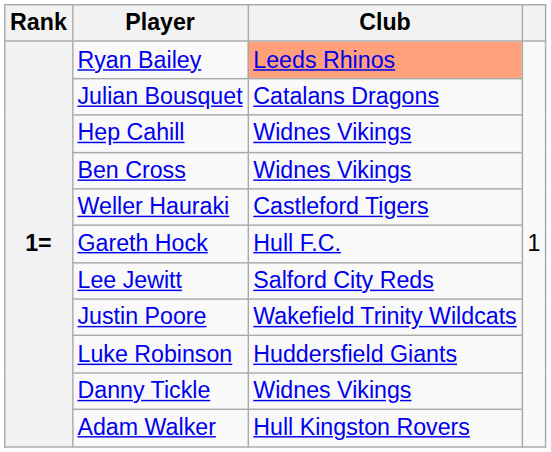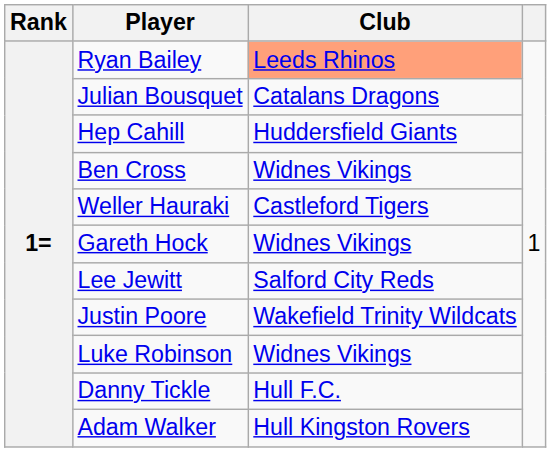(332, 133) Widnes Vikings -> (355, 133) Huddersfield Giants
(297, 243) Hull F.C. -> (332, 243) Widnes Vikings
(355, 354) Huddersfield Giants -> (332, 354) Widnes Vikings
(332, 390) Widnes Vikings -> (297, 390) Hull F.C.
